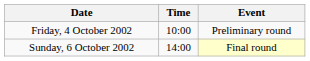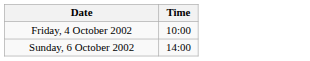- column: (251, 13)
